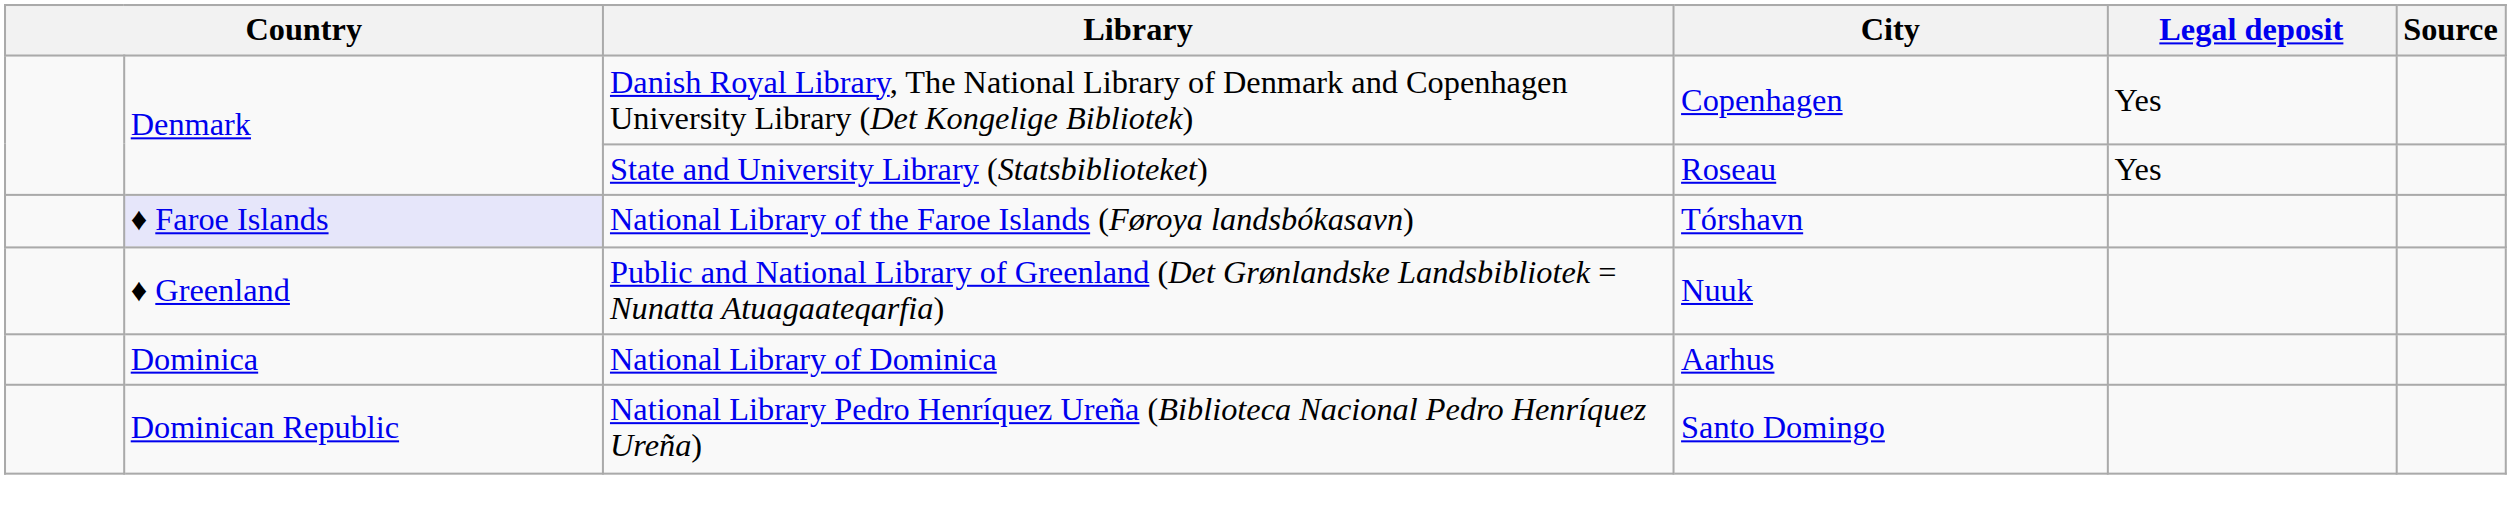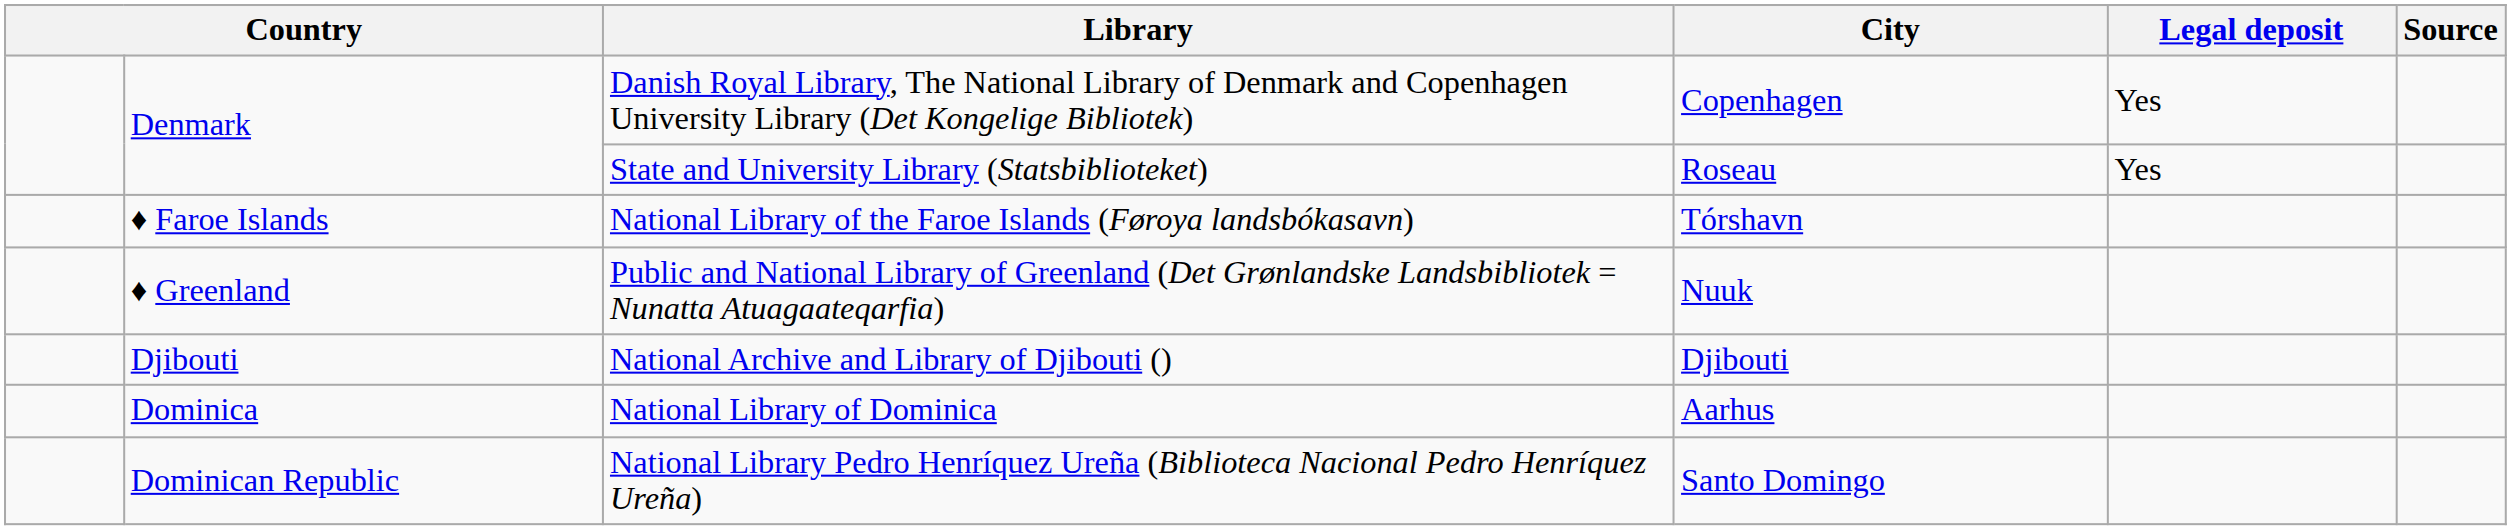(230, 220) lavender background -> (230, 220) no background
+ row: (891, 359)
